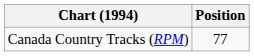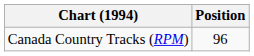(220, 39) 77 -> (220, 39) 96
